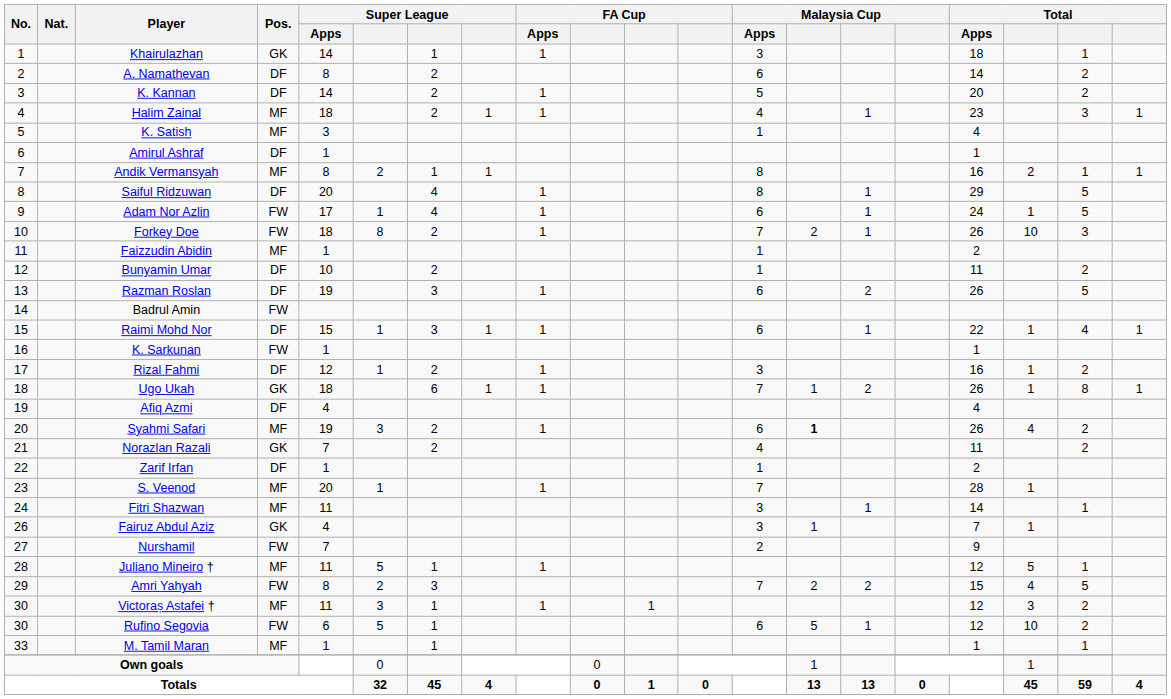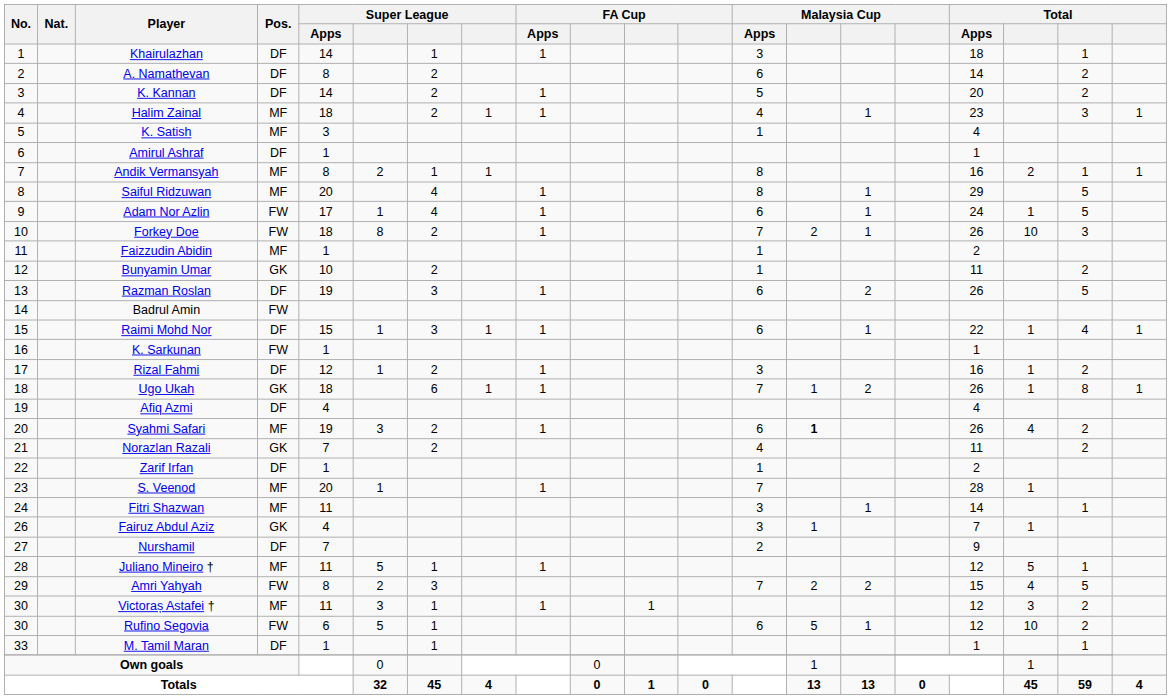(278, 53) GK -> (278, 53) DF
(278, 191) DF -> (278, 191) MF
(278, 270) DF -> (278, 270) GK
(278, 546) FW -> (278, 546) DF
(278, 645) MF -> (278, 645) DF
